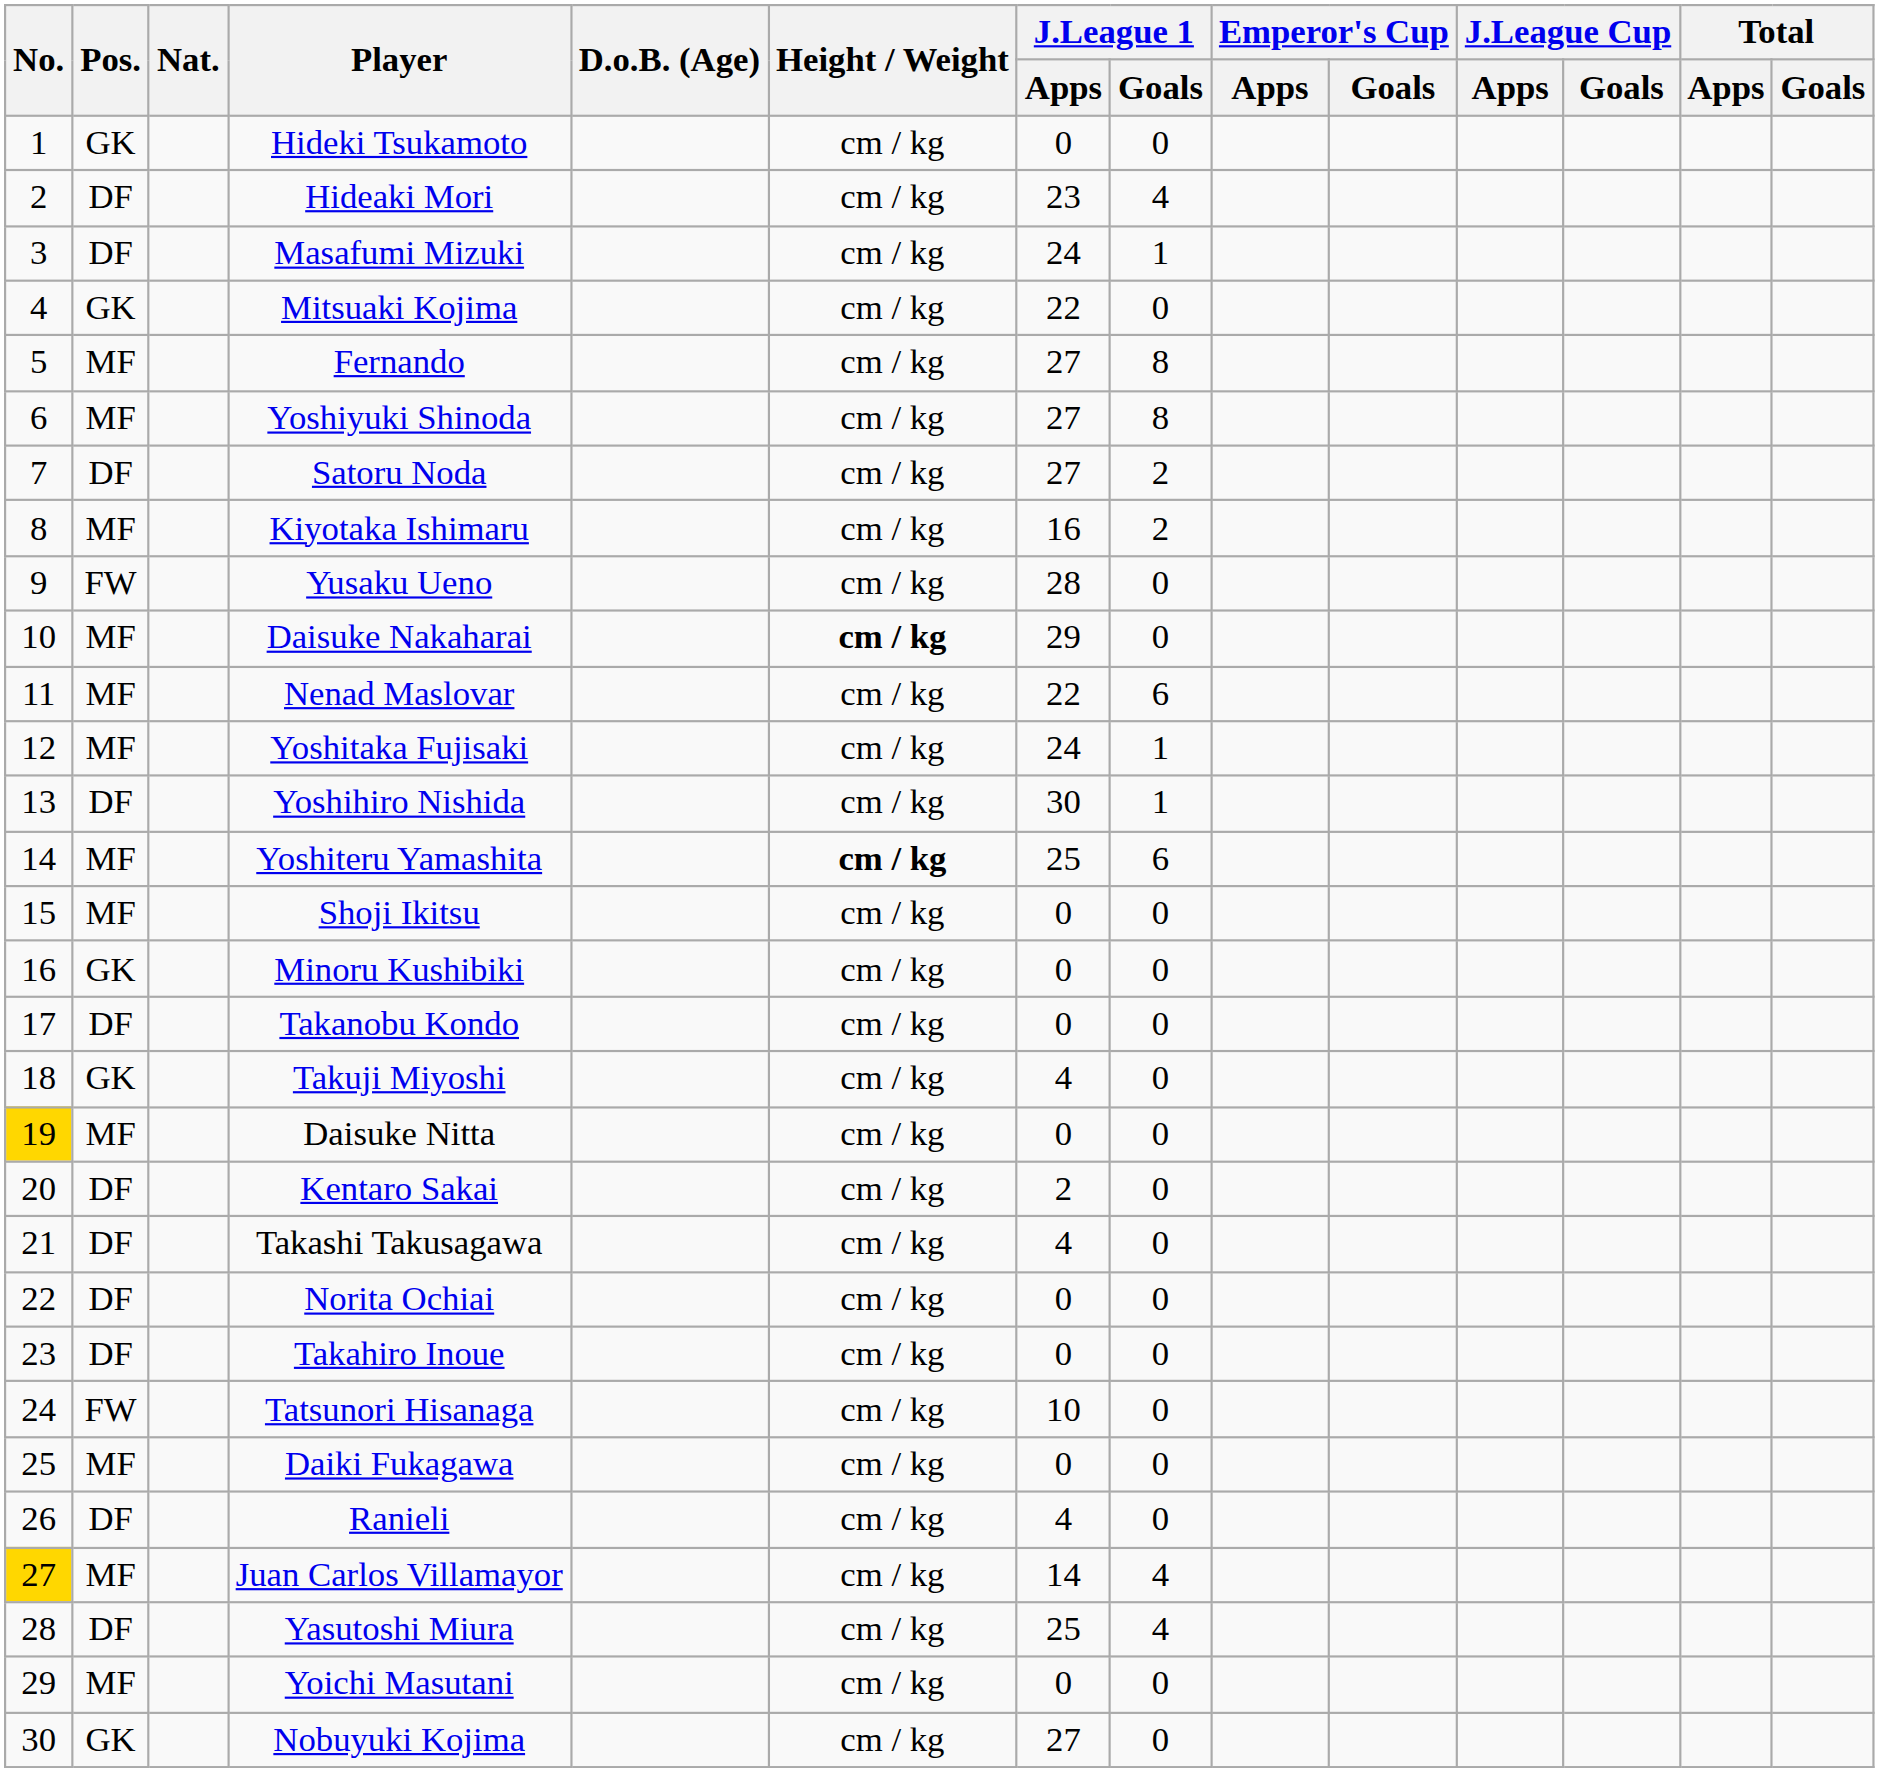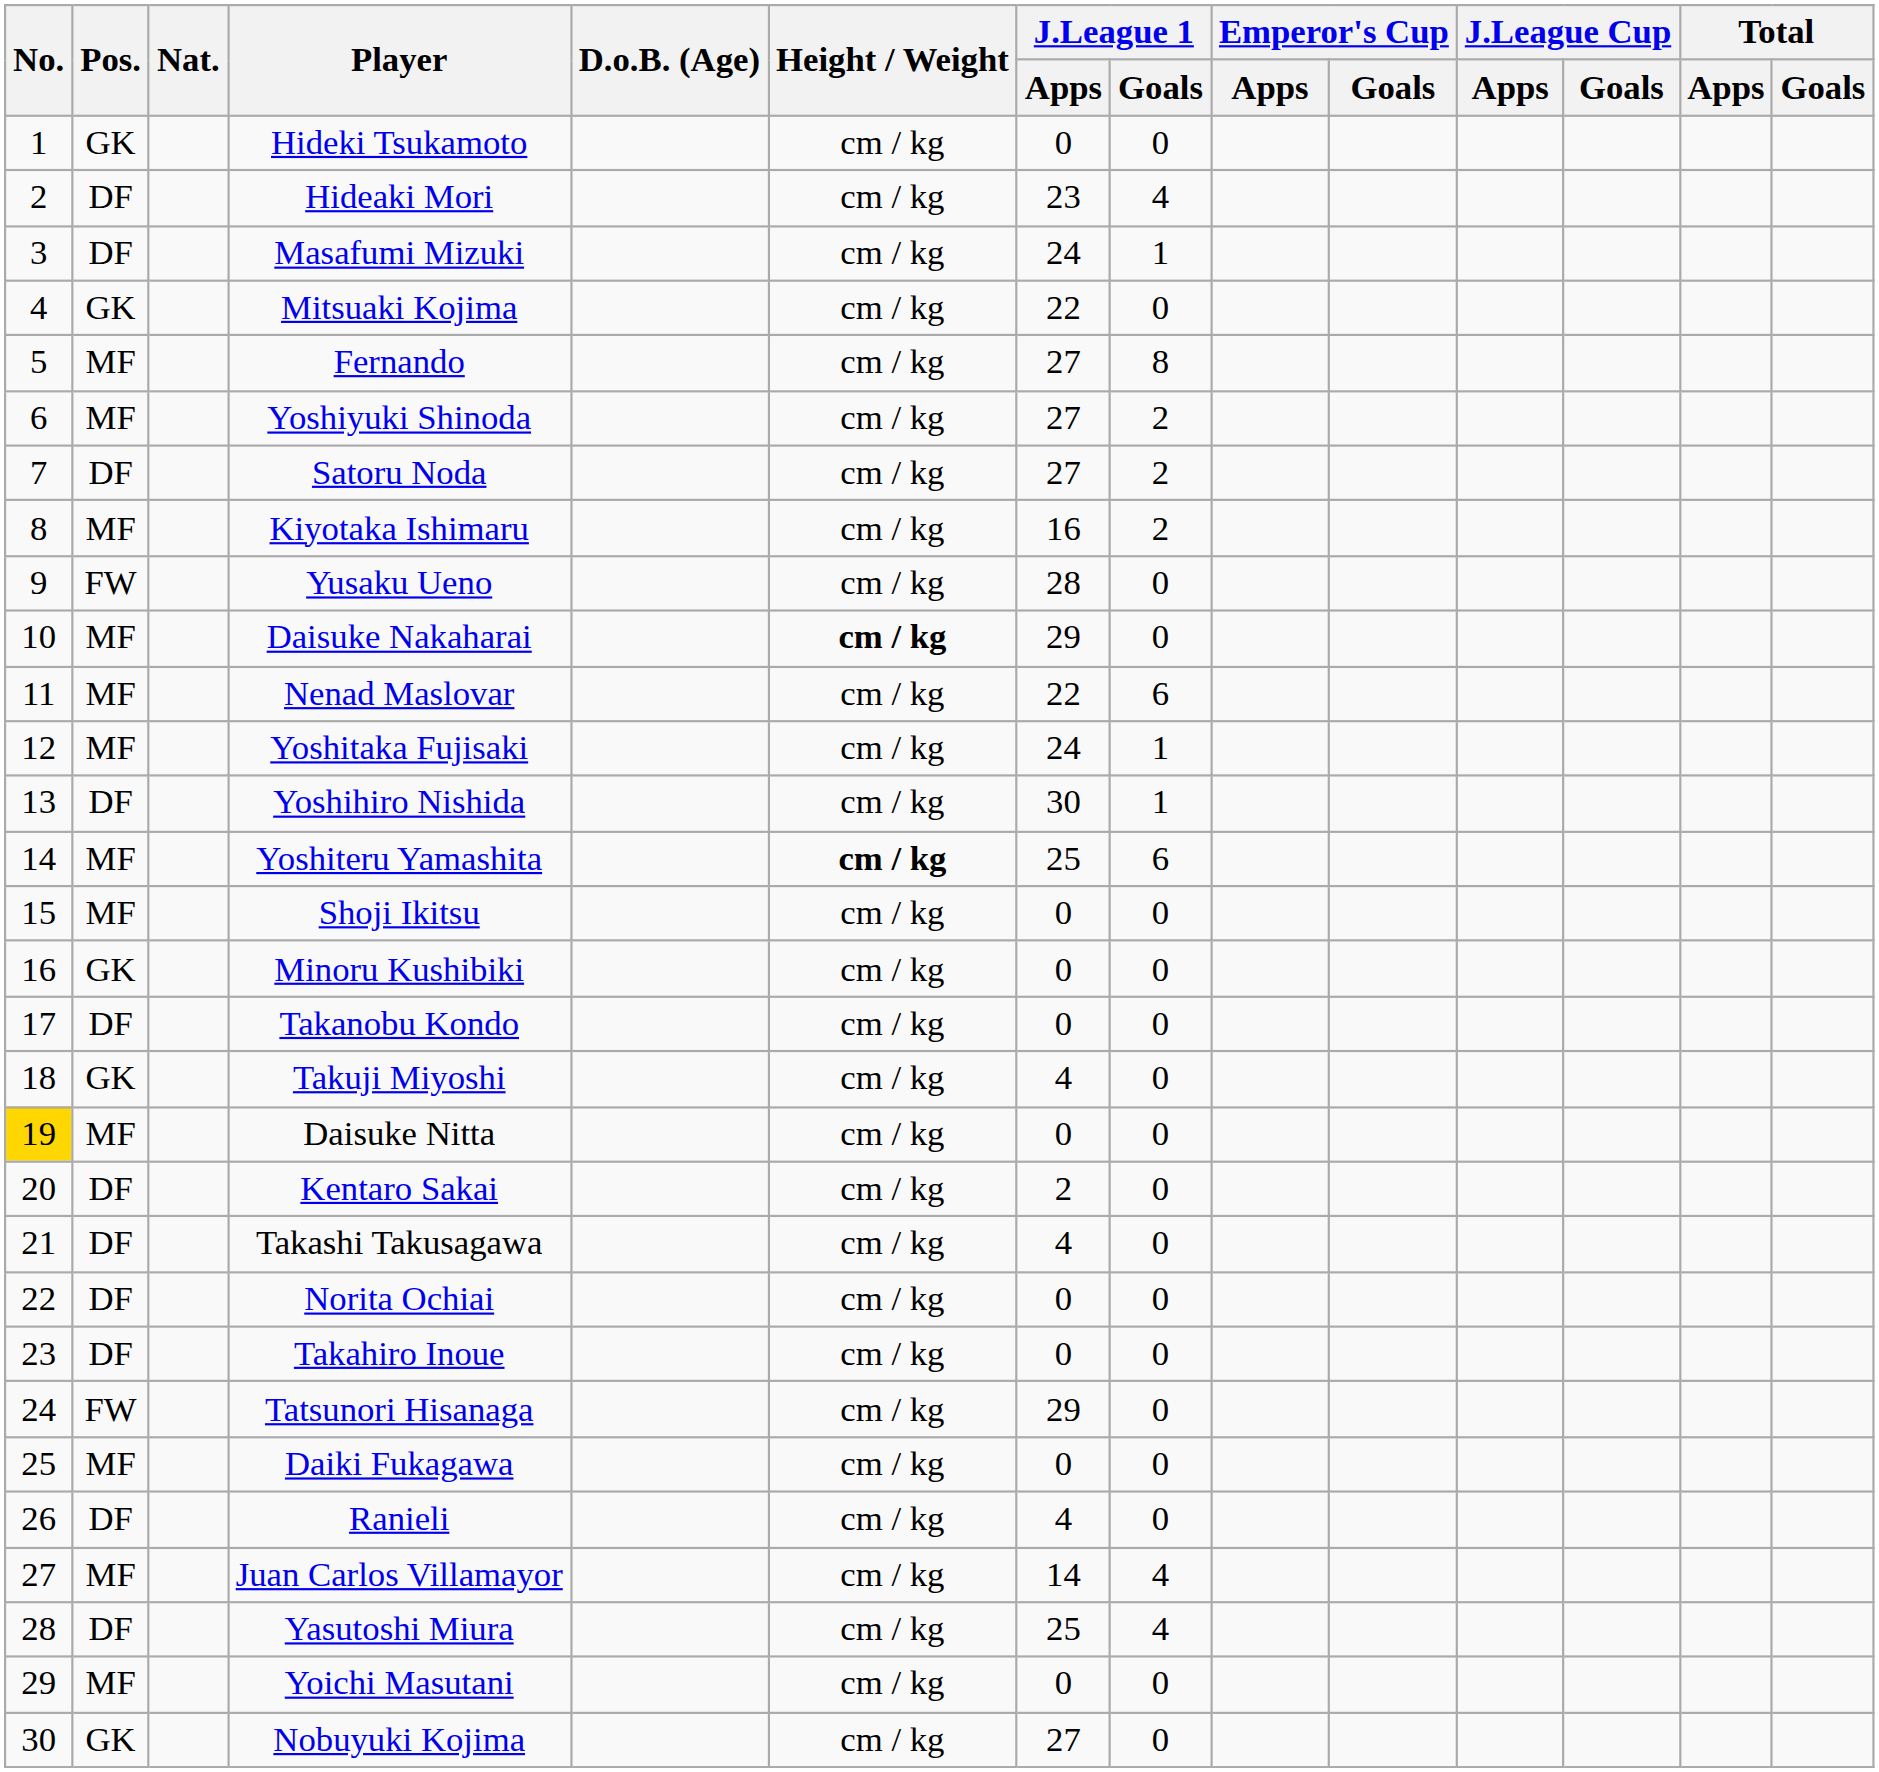(1160, 417) 8 -> (1160, 417) 2
(1063, 1408) 10 -> (1063, 1408) 29
(39, 1573) gold background -> (39, 1573) no background
